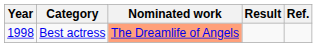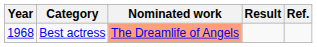(20, 33) 1998 -> (20, 33) 1968
